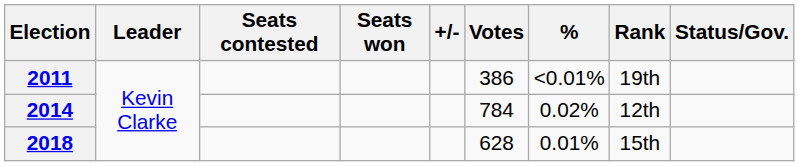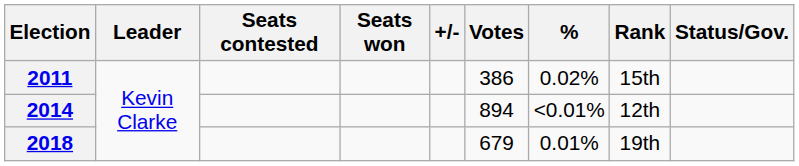(569, 77) <0.01% -> (569, 77) 0.02%
(640, 77) 19th -> (640, 77) 15th
(497, 110) 784 -> (497, 110) 894
(569, 110) 0.02% -> (569, 110) <0.01%
(497, 143) 628 -> (497, 143) 679
(640, 143) 15th -> (640, 143) 19th
